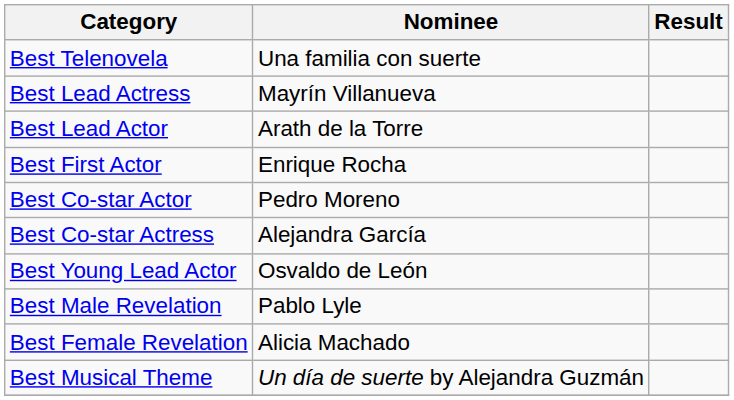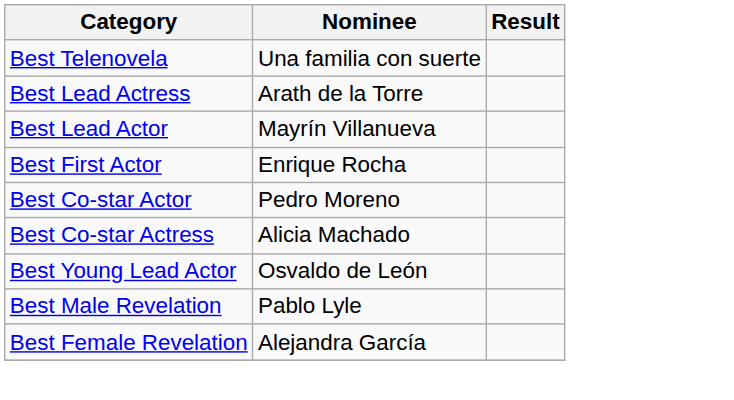(347, 93) Mayrín Villanueva -> (341, 93) Arath de la Torre
(341, 128) Arath de la Torre -> (347, 128) Mayrín Villanueva
(342, 235) Alejandra García -> (334, 235) Alicia Machado
(334, 341) Alicia Machado -> (342, 341) Alejandra García
- row: (111, 377)
